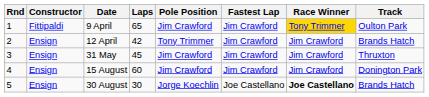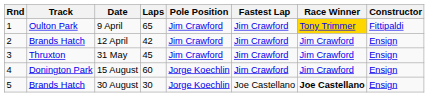columns swapped: (390, 11) <-> (55, 11)
(186, 40) Tony Trimmer -> (196, 40) Jim Crawford
(185, 70) Jim Crawford -> (199, 70) Jorge Koechlin
